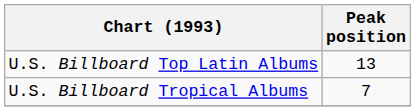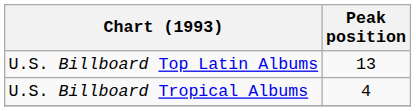(366, 92) 7 -> (366, 92) 4
